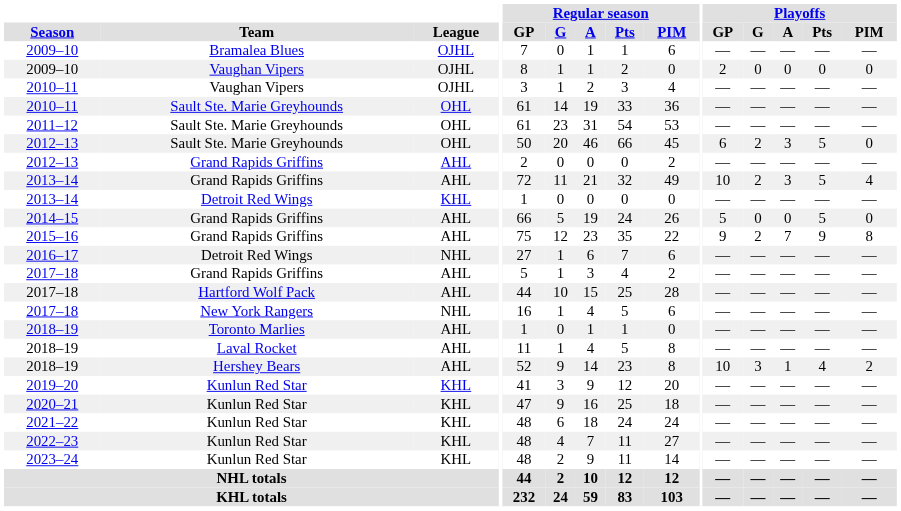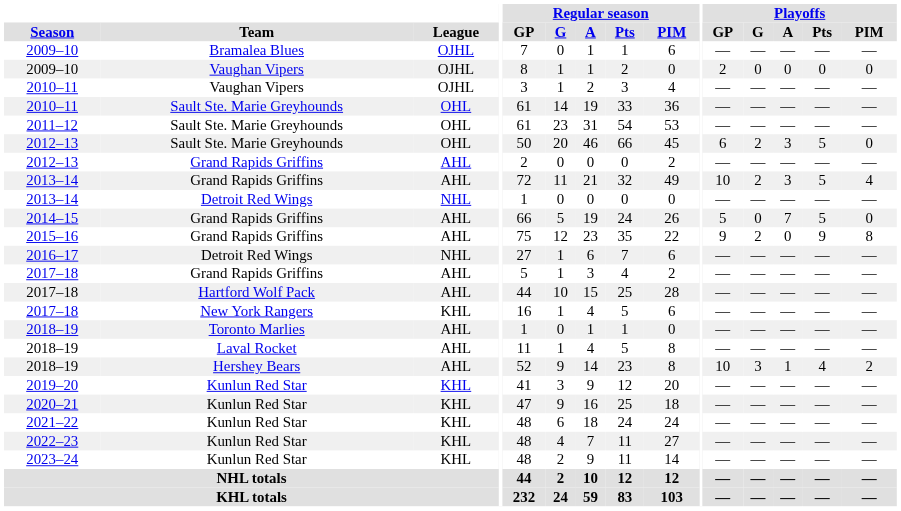(456, 199) KHL -> (456, 199) NHL
(788, 217) 0 -> (788, 217) 7
(788, 236) 7 -> (788, 236) 0
(456, 310) NHL -> (456, 310) KHL
